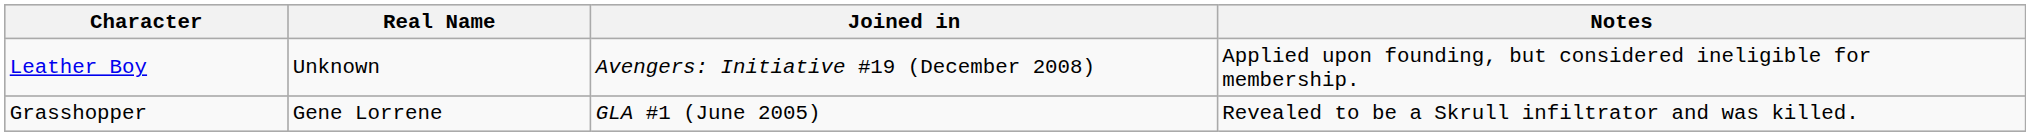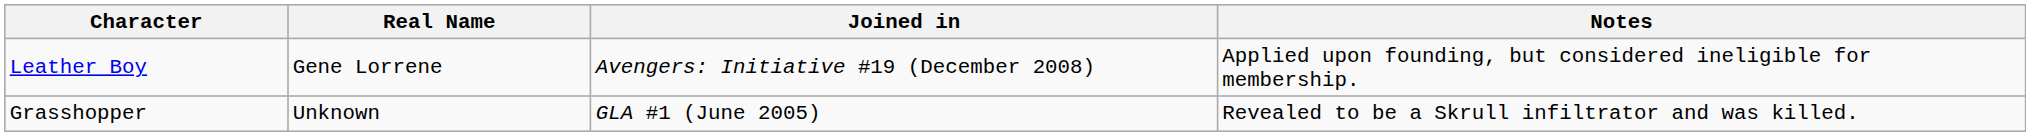(336, 68) Unknown -> (368, 68) Gene Lorrene
(368, 114) Gene Lorrene -> (336, 114) Unknown
